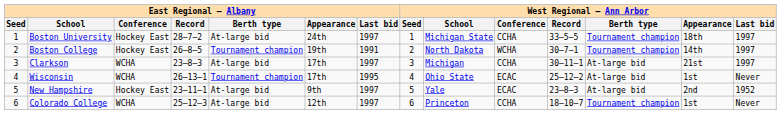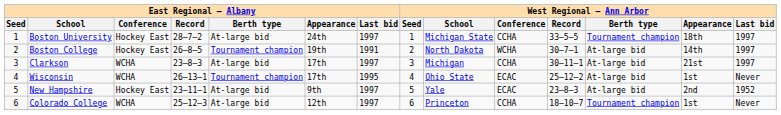(633, 50) Tournament champion -> (616, 50) At-large bid
